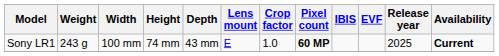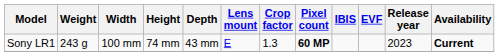(270, 43) 1.0 -> (270, 43) 1.3
(400, 43) 2025 -> (400, 43) 2023
